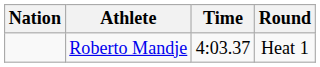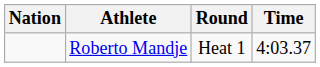columns swapped: (285, 18) <-> (223, 18)
